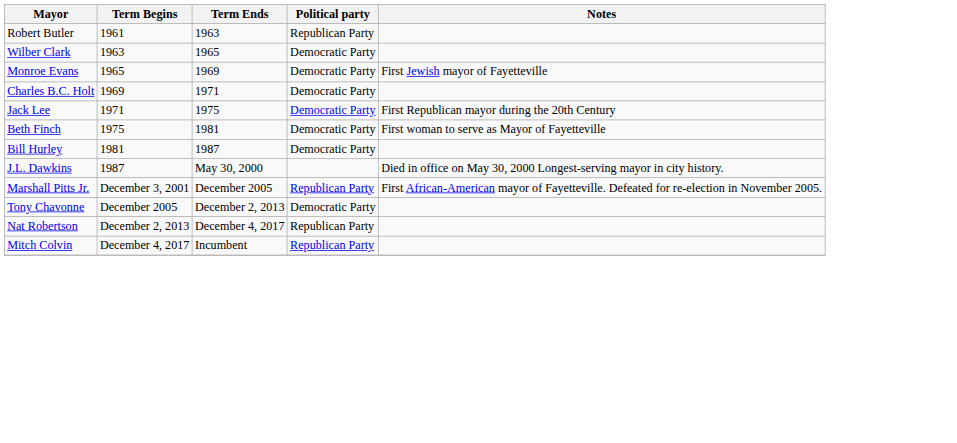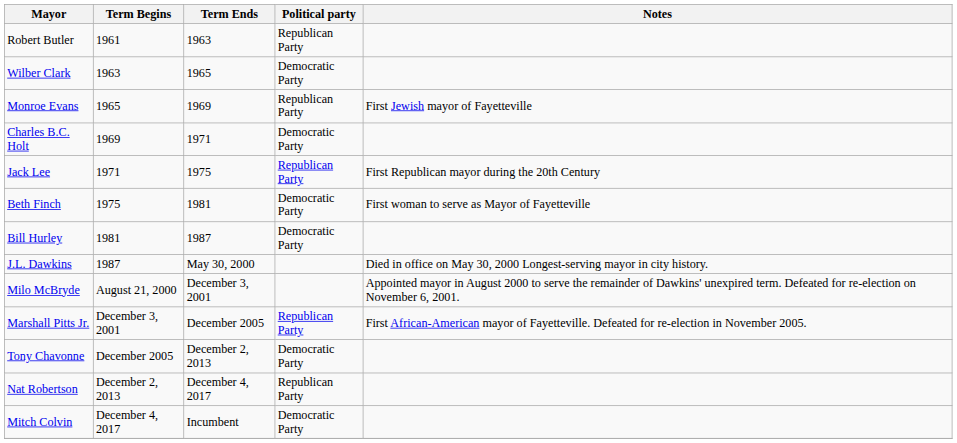(333, 71) Democratic Party -> (305, 106) Republican Party
(333, 110) Democratic Party -> (305, 172) Republican Party
+ row: (43, 290)
(332, 245) Republican Party -> (306, 422) Democratic Party
